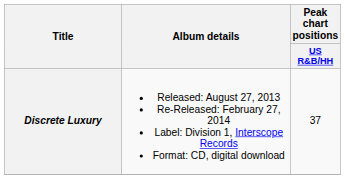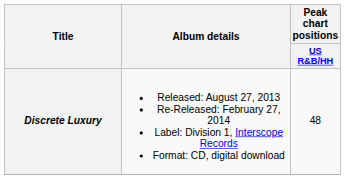(315, 121) 37 -> (315, 121) 48
